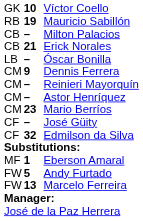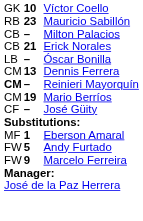(30, 21) 19 -> (30, 21) 23
(27, 72) 9 -> (30, 72) 13
(13, 84) normal -> (13, 84) bold
- row: (85, 97)
(30, 109) 23 -> (30, 97) 19
- row: (89, 135)
(30, 185) 13 -> (27, 160) 9
